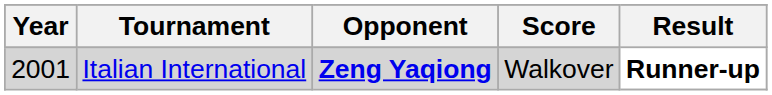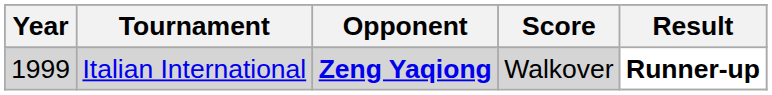(41, 68) 2001 -> (41, 68) 1999
